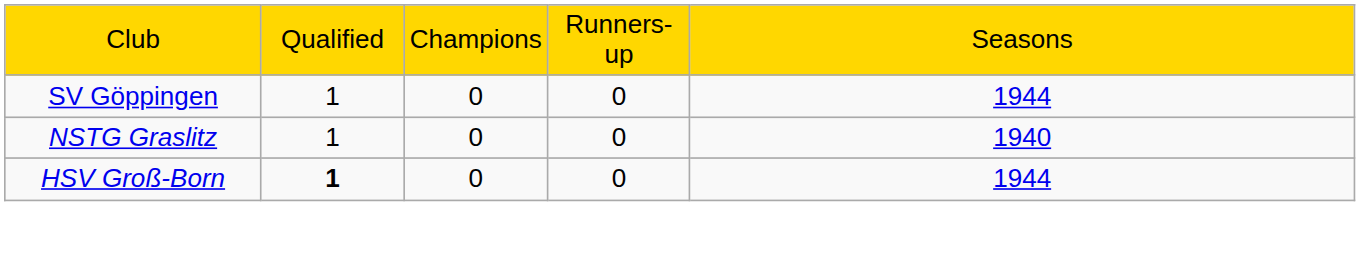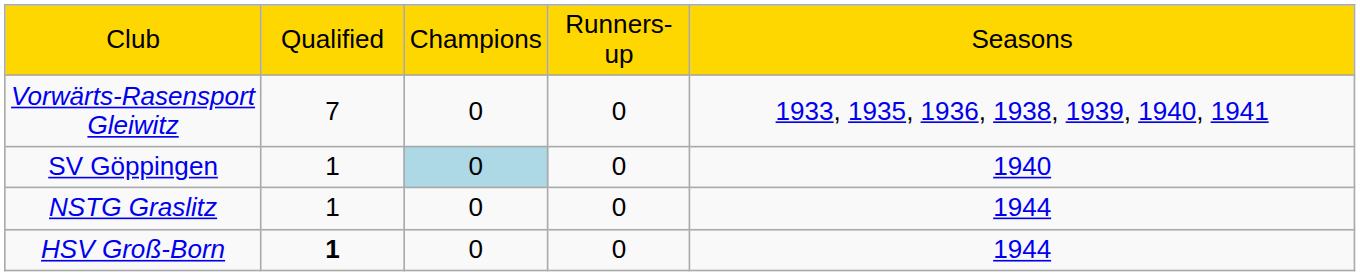+ row: (133, 110)
(476, 95) no background -> (476, 166) lightblue background
(1022, 95) 1944 -> (1022, 166) 1940
(1022, 137) 1940 -> (1022, 207) 1944
